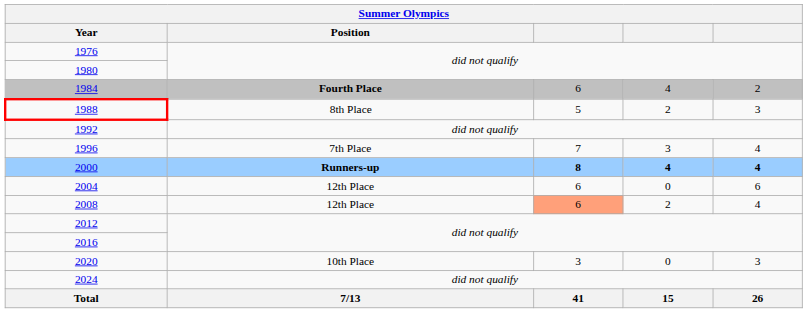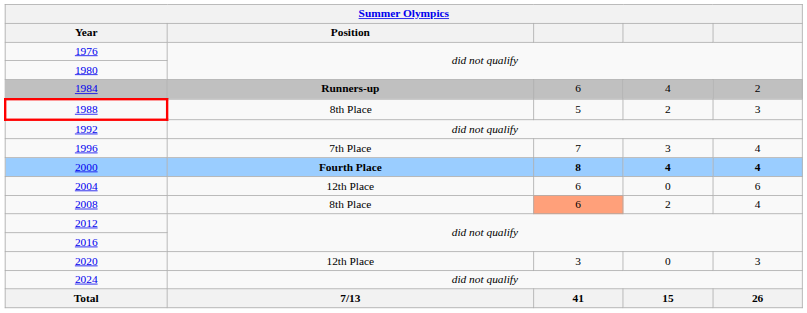(350, 89) Fourth Place -> (350, 89) Runners-up
(350, 167) Runners-up -> (350, 167) Fourth Place
(350, 205) 12th Place -> (350, 205) 8th Place
(350, 261) 10th Place -> (350, 261) 12th Place
